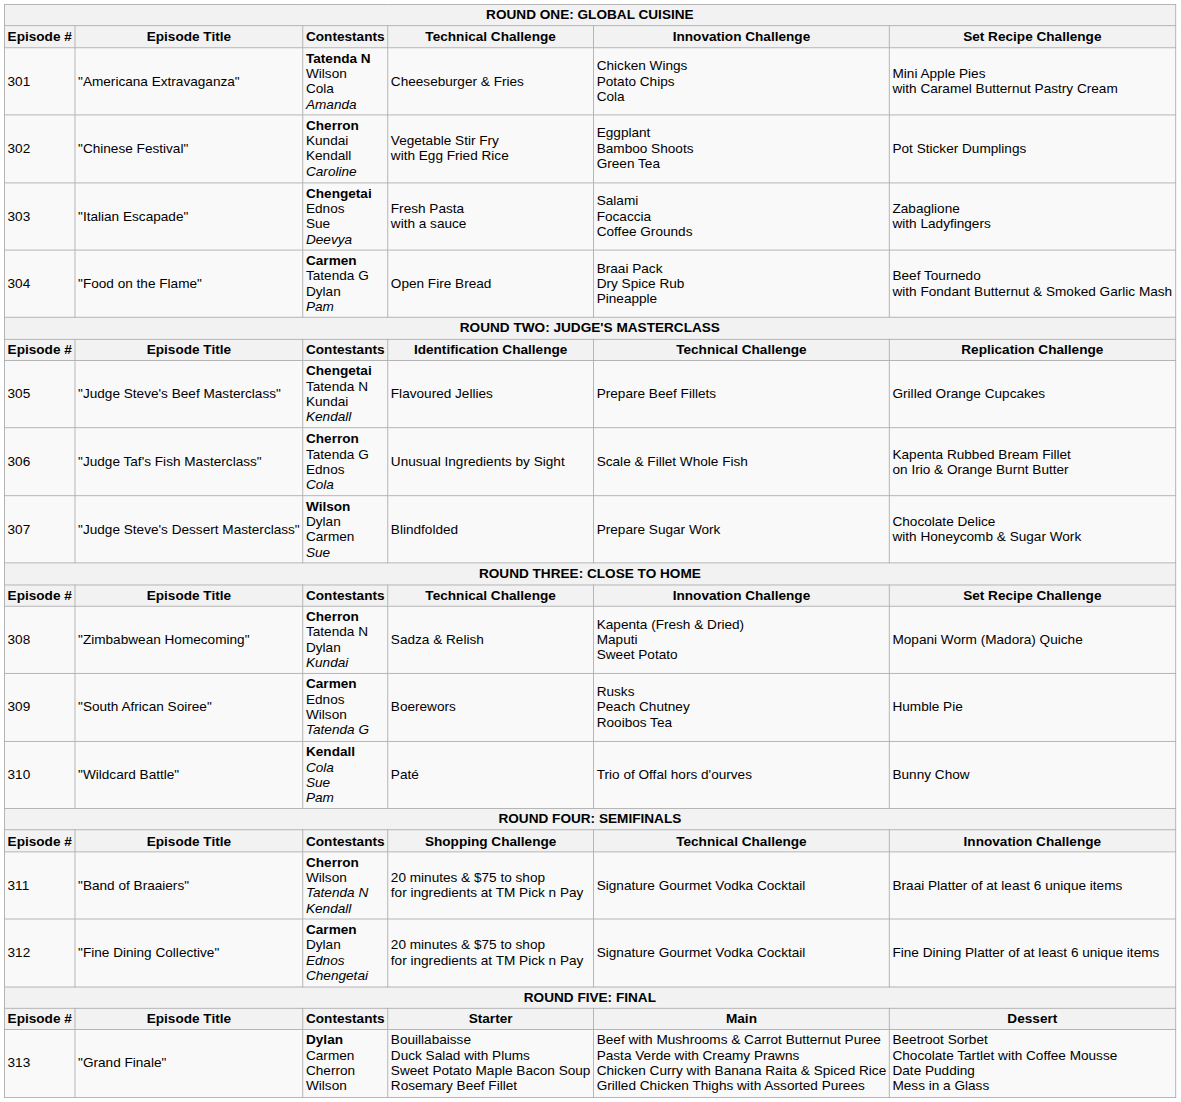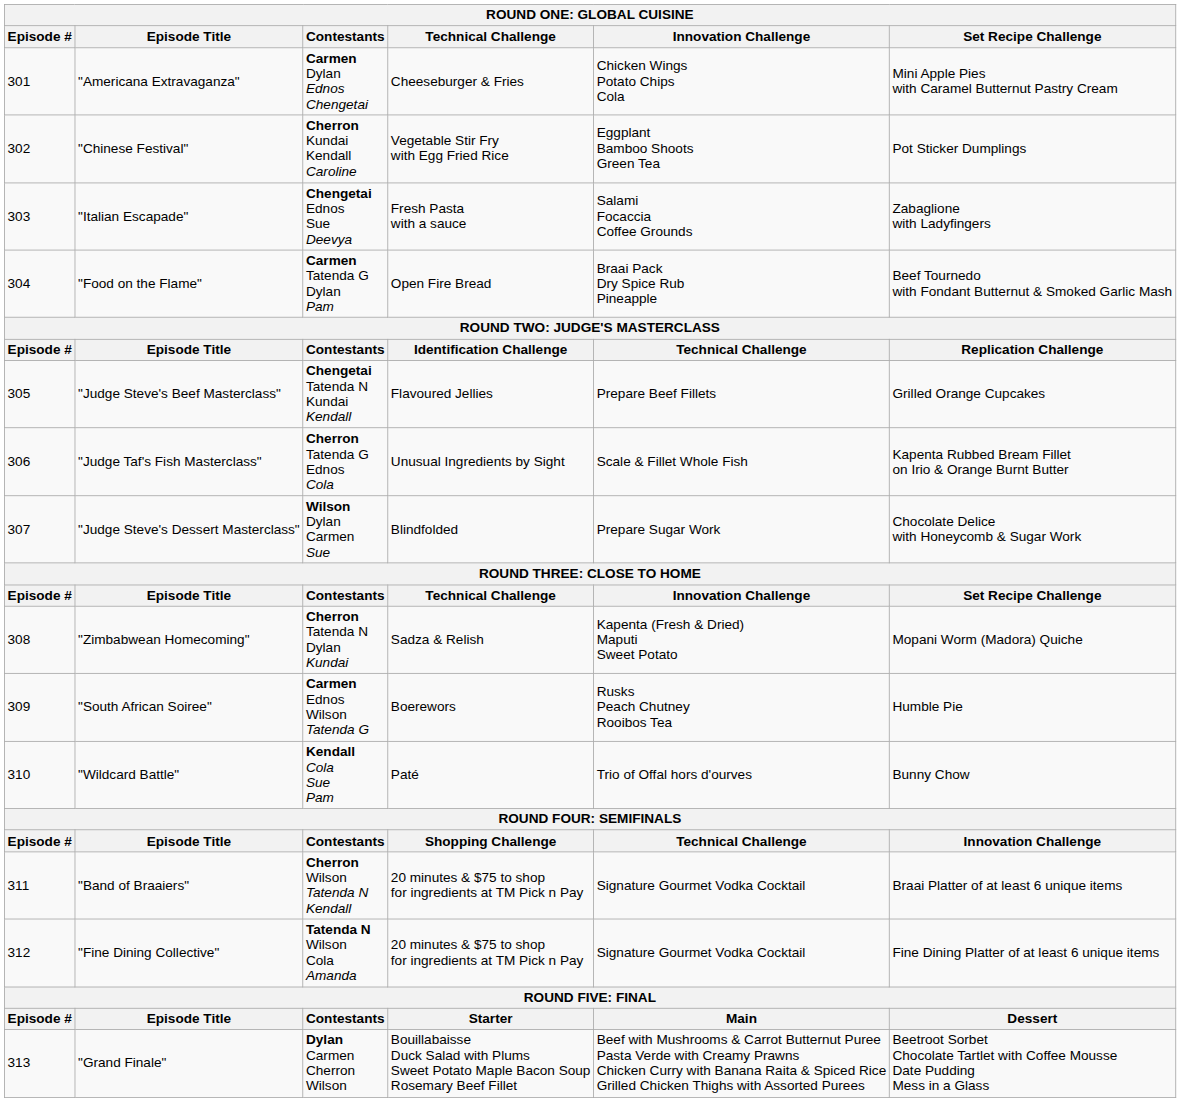(338, 81) Tatenda N Wilson Cola Amanda -> (337, 81) Carmen Dylan Ednos Chengetai
(337, 952) Carmen Dylan Ednos Chengetai -> (338, 952) Tatenda N Wilson Cola Amanda
